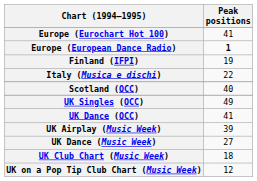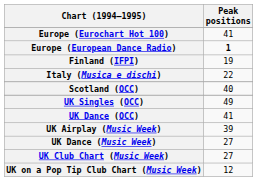(228, 156) 18 -> (228, 156) 27
